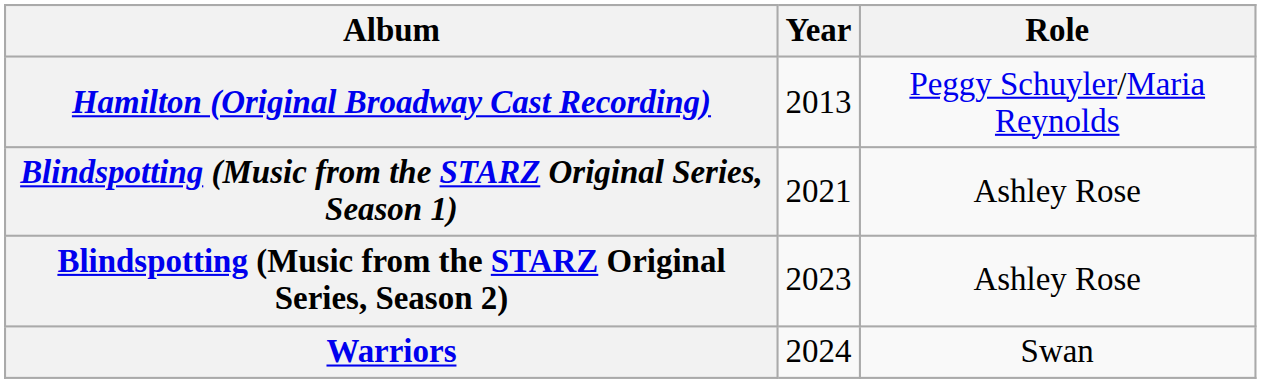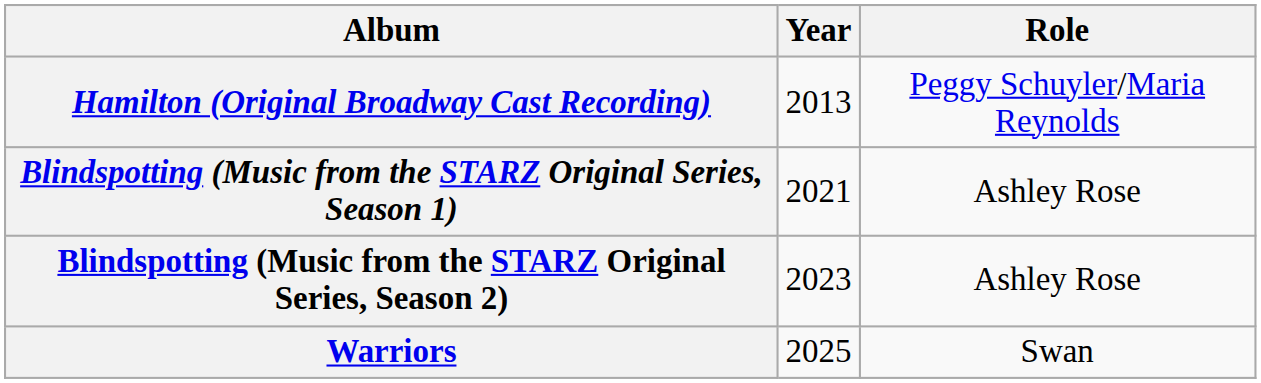(818, 350) 2024 -> (818, 350) 2025
